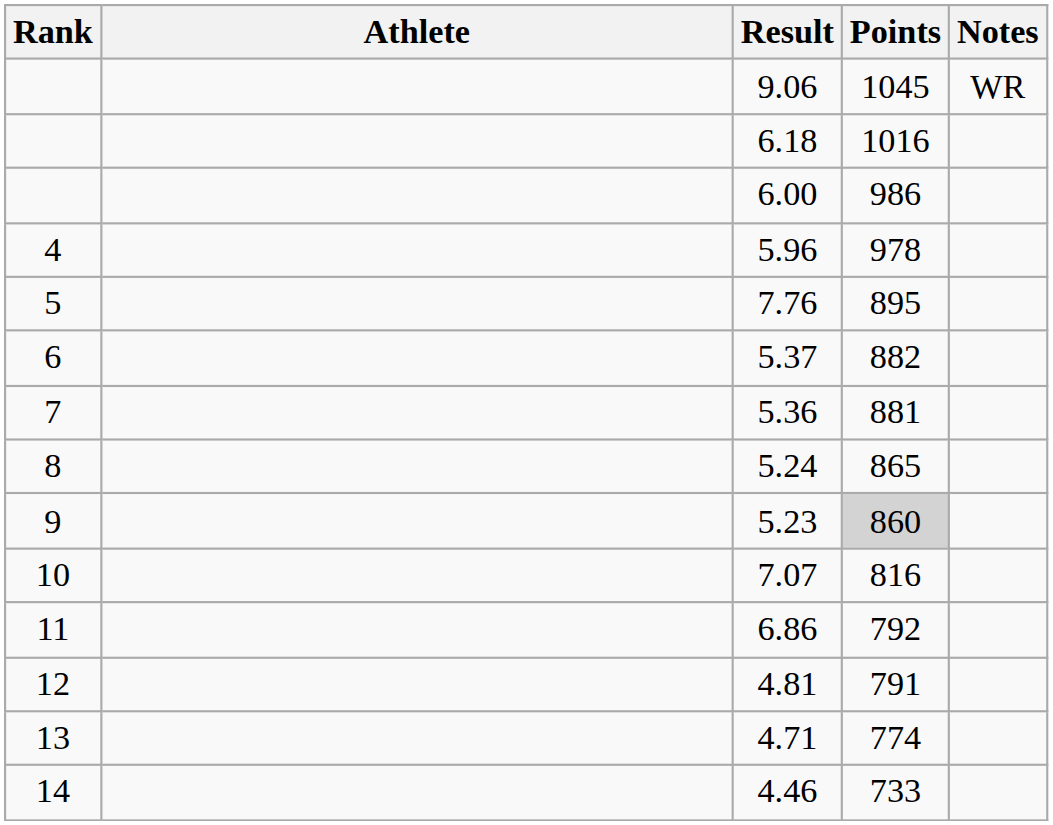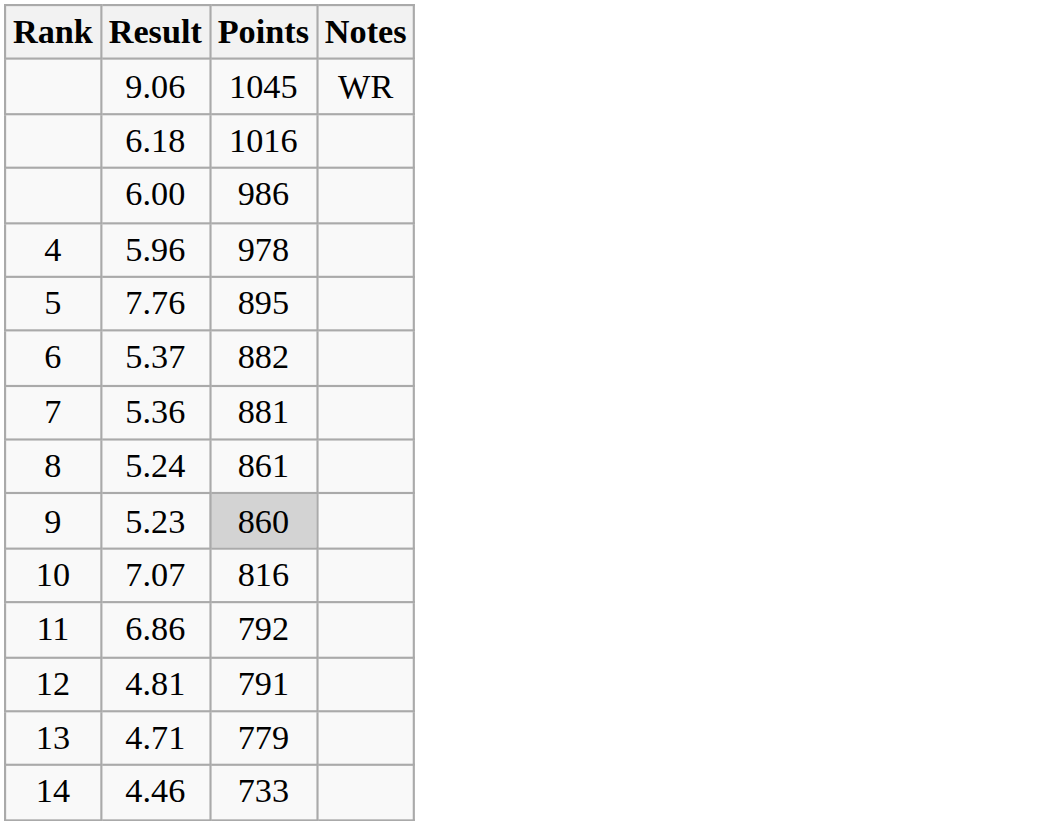- column: (417, 31)
(895, 466) 865 -> (263, 466) 861
(895, 737) 774 -> (263, 737) 779
